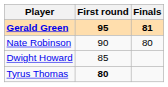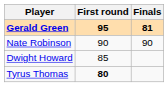(147, 43) 80 -> (147, 43) 90
